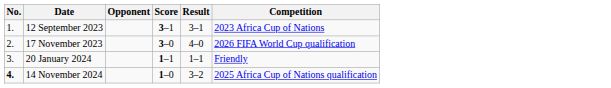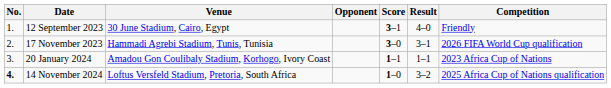+ column: (219, 12)
(196, 28) 3–1 -> (423, 28) 4–0
(269, 28) 2023 Africa Cup of Nations -> (458, 28) Friendly
(196, 43) 4–0 -> (423, 43) 3–1
(231, 59) Friendly -> (497, 59) 2023 Africa Cup of Nations
